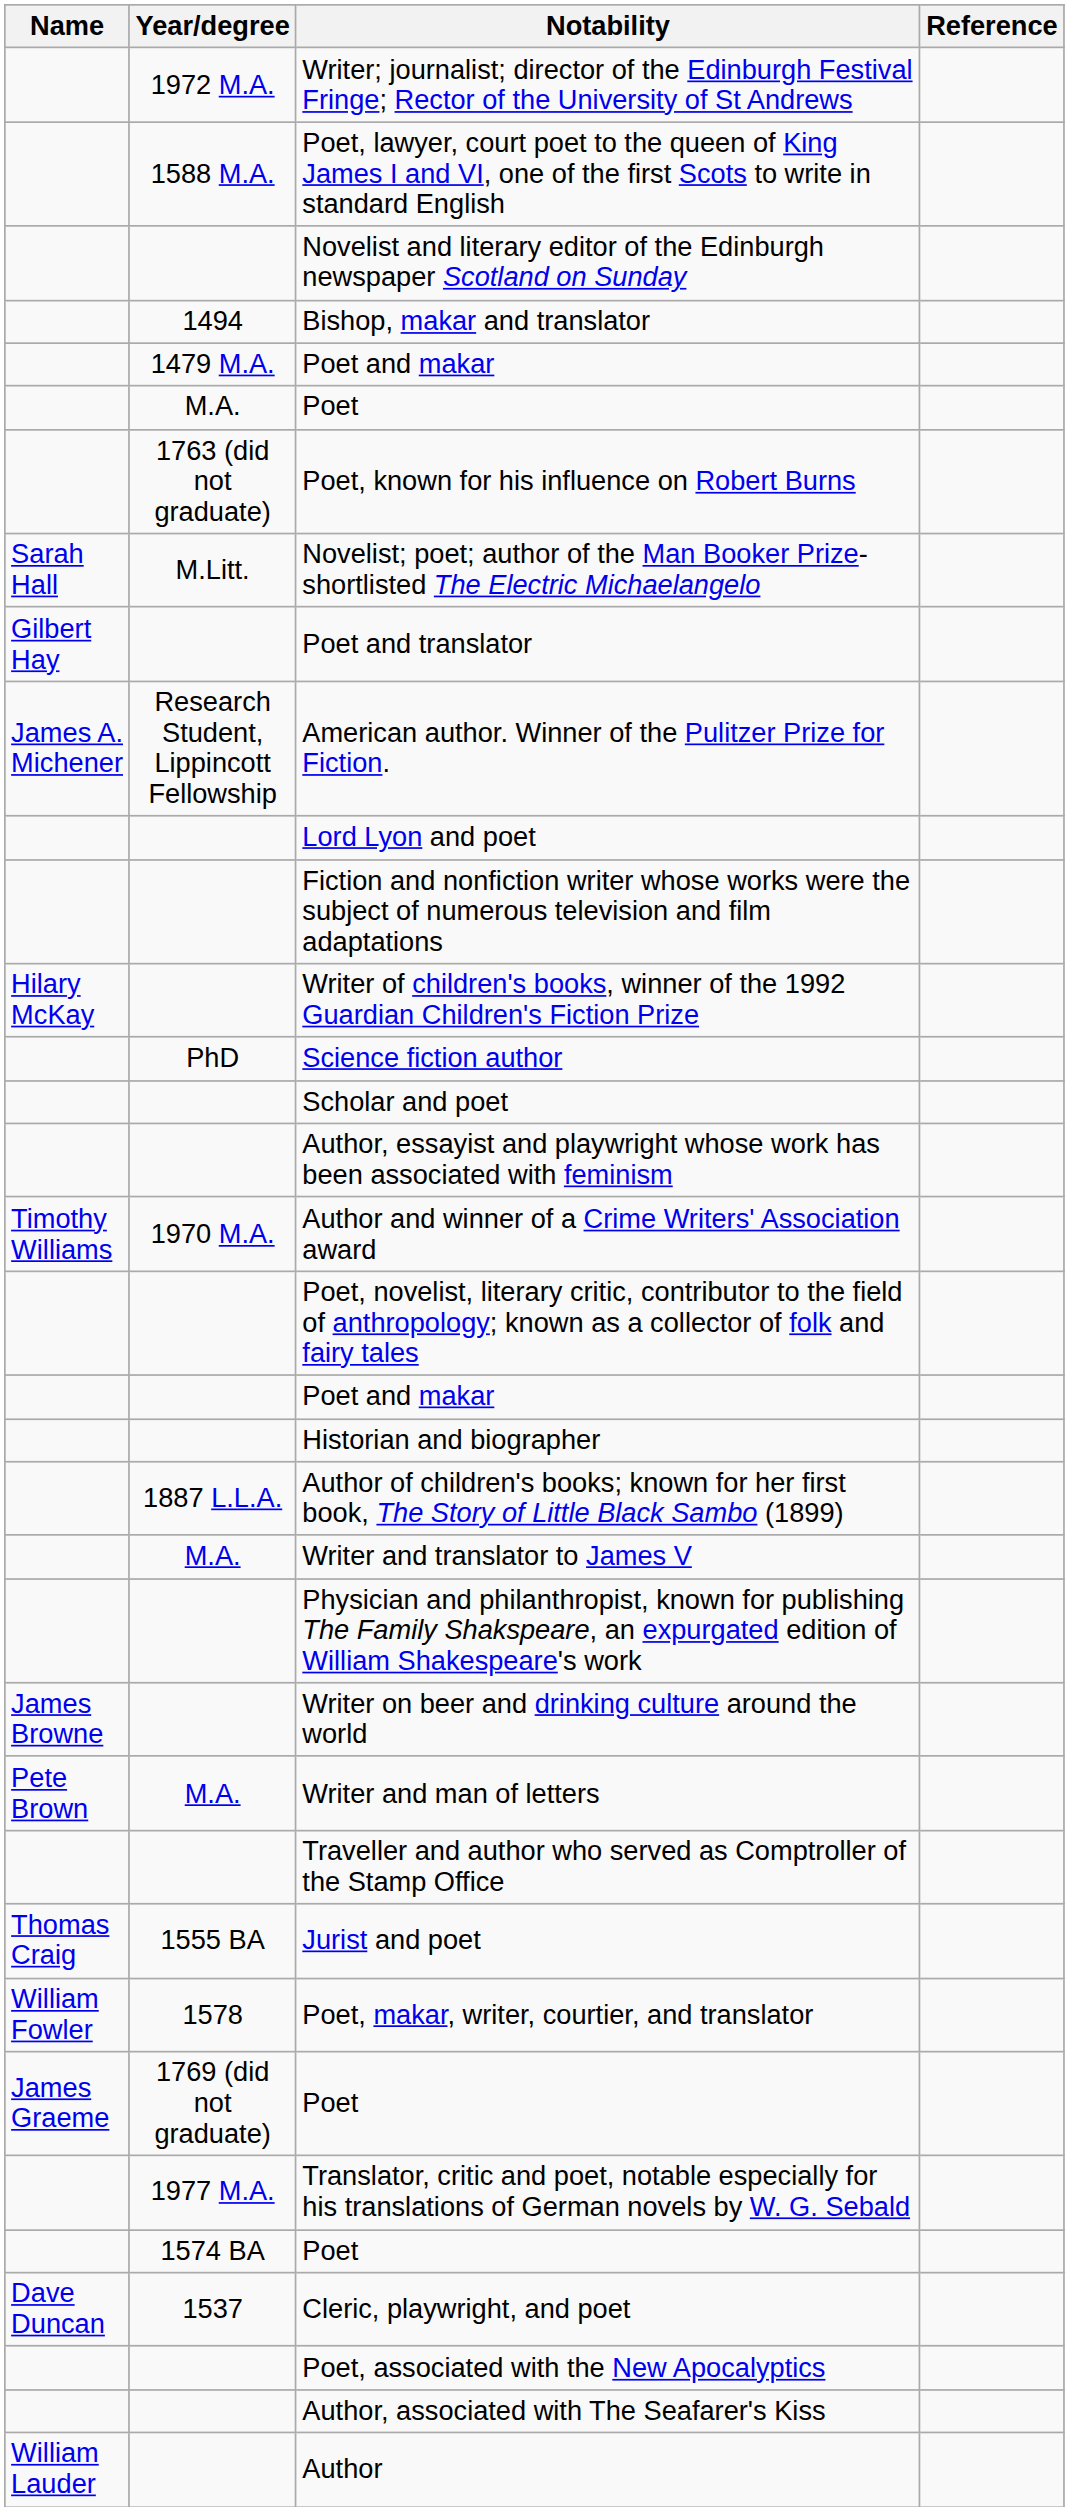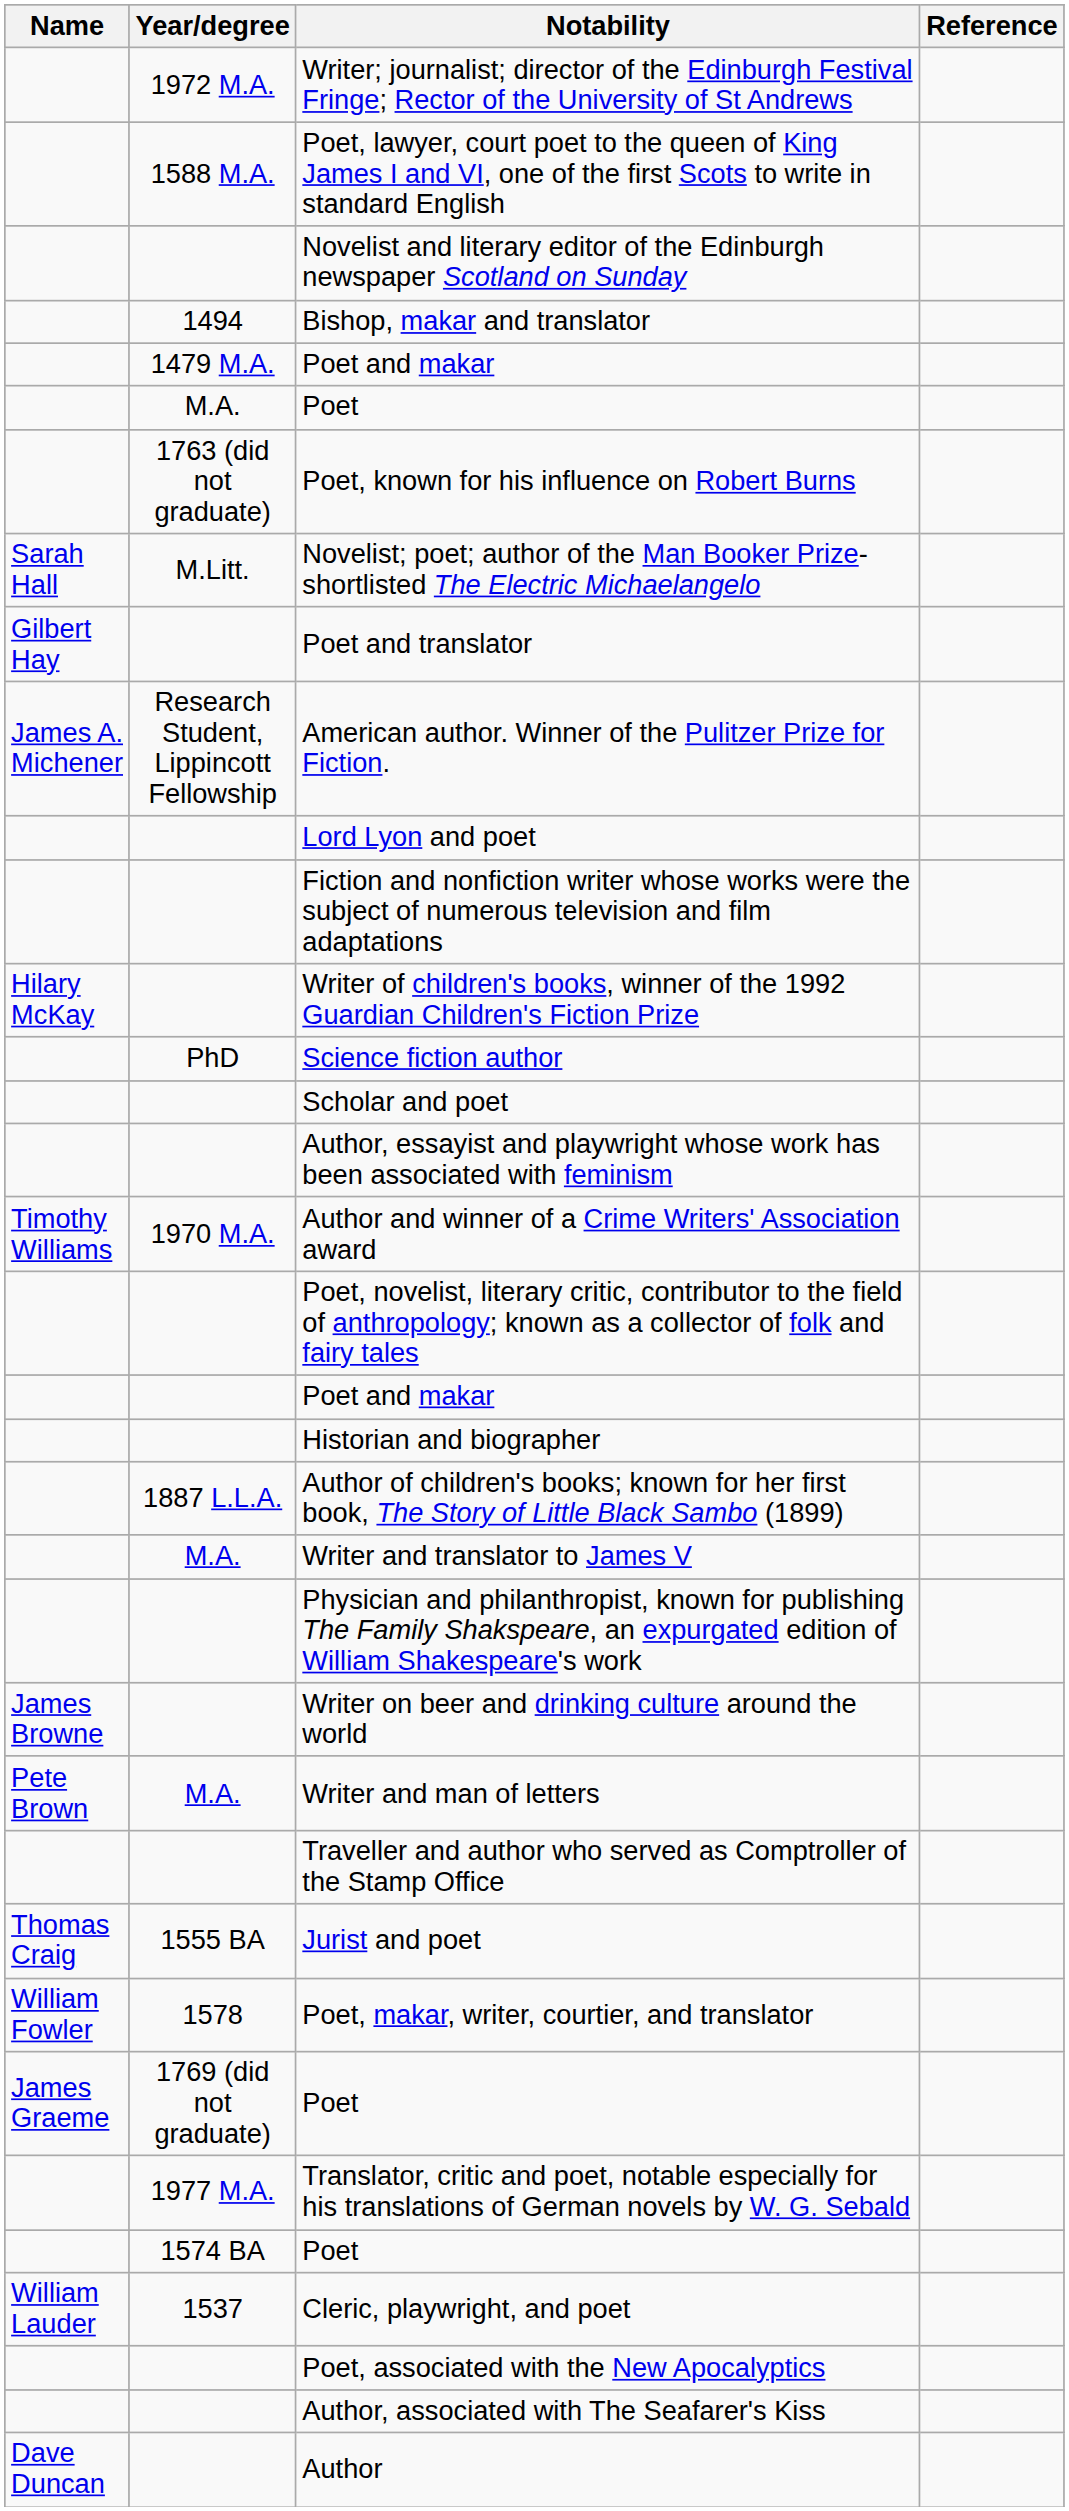(58, 2309) Dave Duncan -> (55, 2309) William Lauder
(55, 2469) William Lauder -> (58, 2469) Dave Duncan
